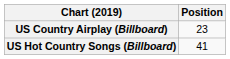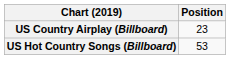(202, 46) 41 -> (202, 46) 53
